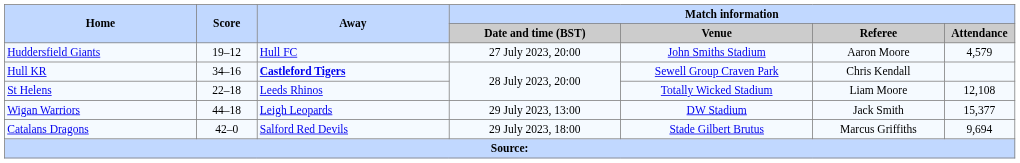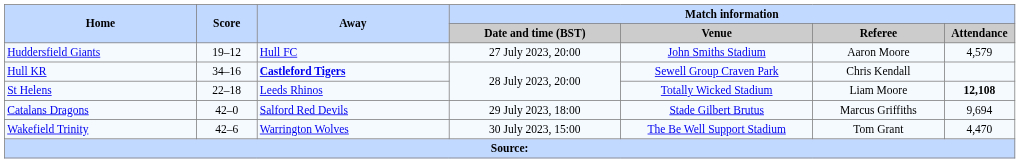(979, 90) normal -> (979, 90) bold
- row: (44, 110)
+ row: (48, 129)
